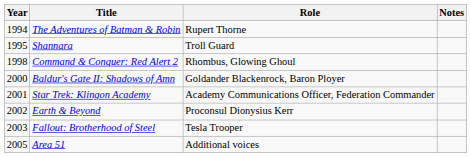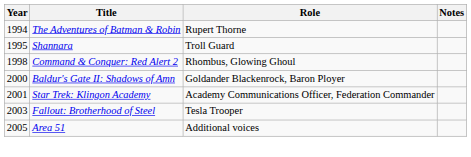- row: (66, 111)
